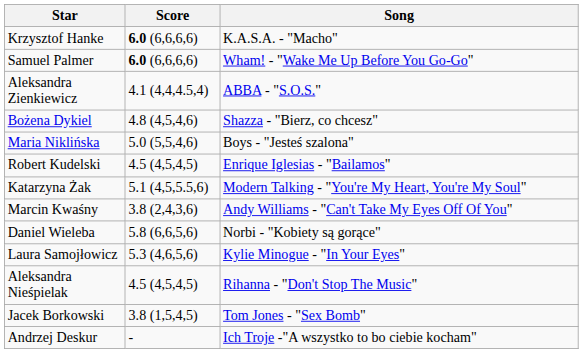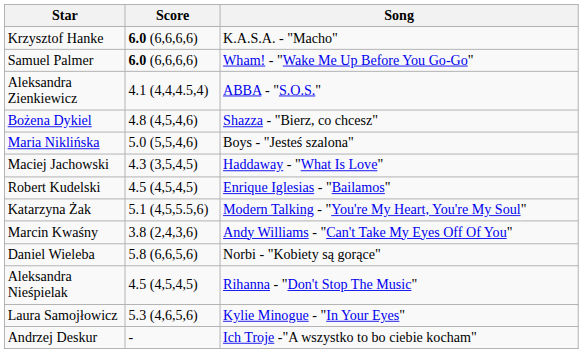+ row: (58, 165)
rows swapped: (63, 254) <-> (40, 285)
- row: (56, 315)
